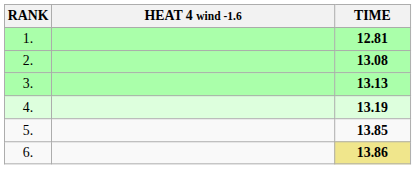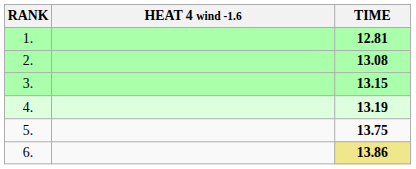(372, 84) 13.13 -> (372, 84) 13.15
(372, 130) 13.85 -> (372, 130) 13.75
